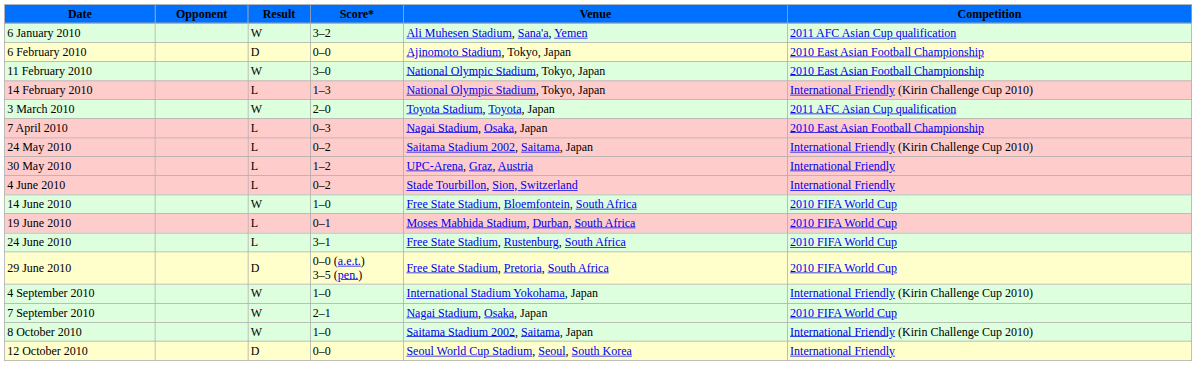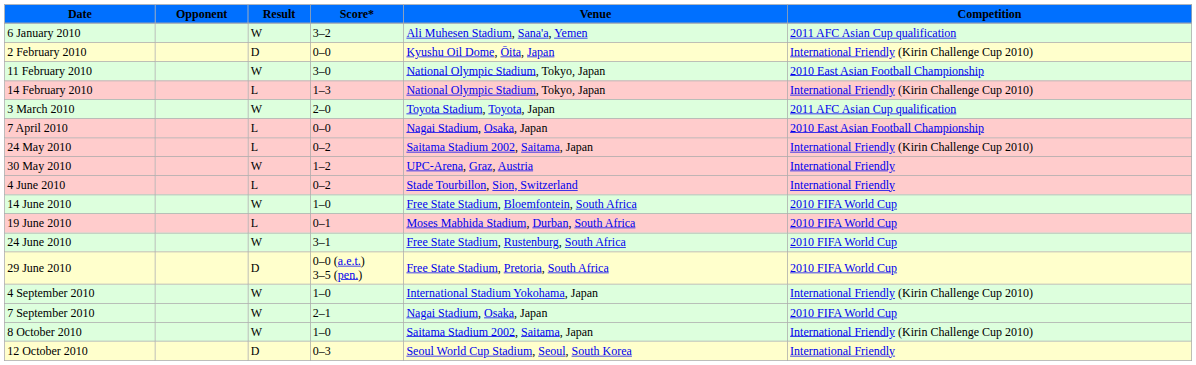+ row: (47, 52)
- row: (47, 52)
(322, 128) 0–3 -> (322, 128) 0–0
(254, 166) L -> (256, 166) W
(254, 242) L -> (256, 242) W
(322, 351) 0–0 -> (322, 351) 0–3
